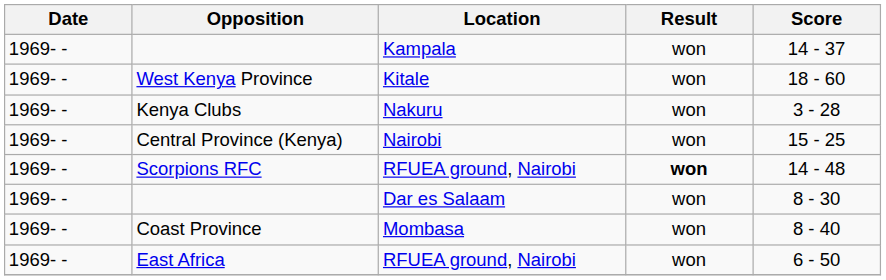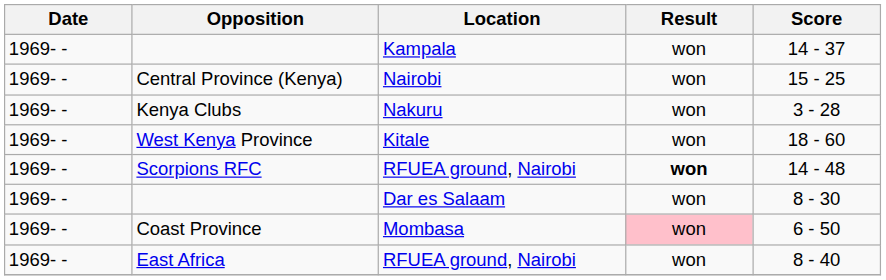rows swapped: (225, 78) <-> (240, 138)
(689, 228) no background -> (689, 228) pink background
(817, 228) 8 - 40 -> (817, 228) 6 - 50
(817, 258) 6 - 50 -> (817, 258) 8 - 40
